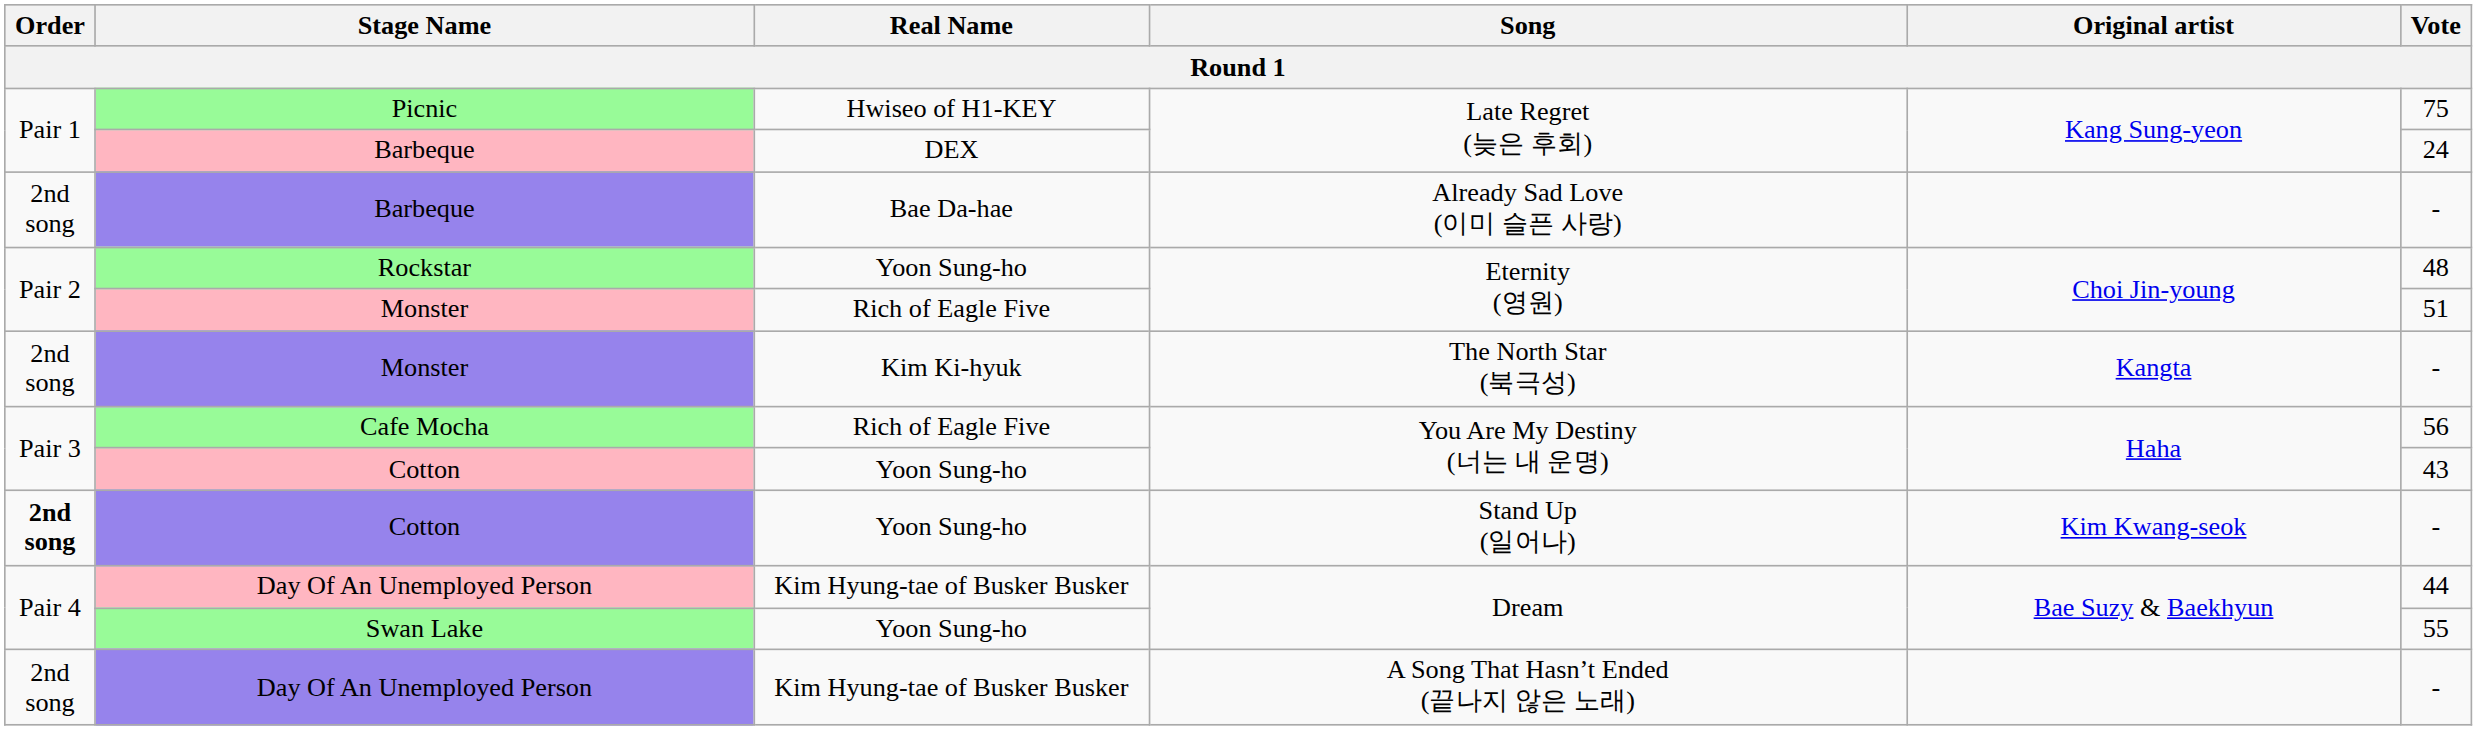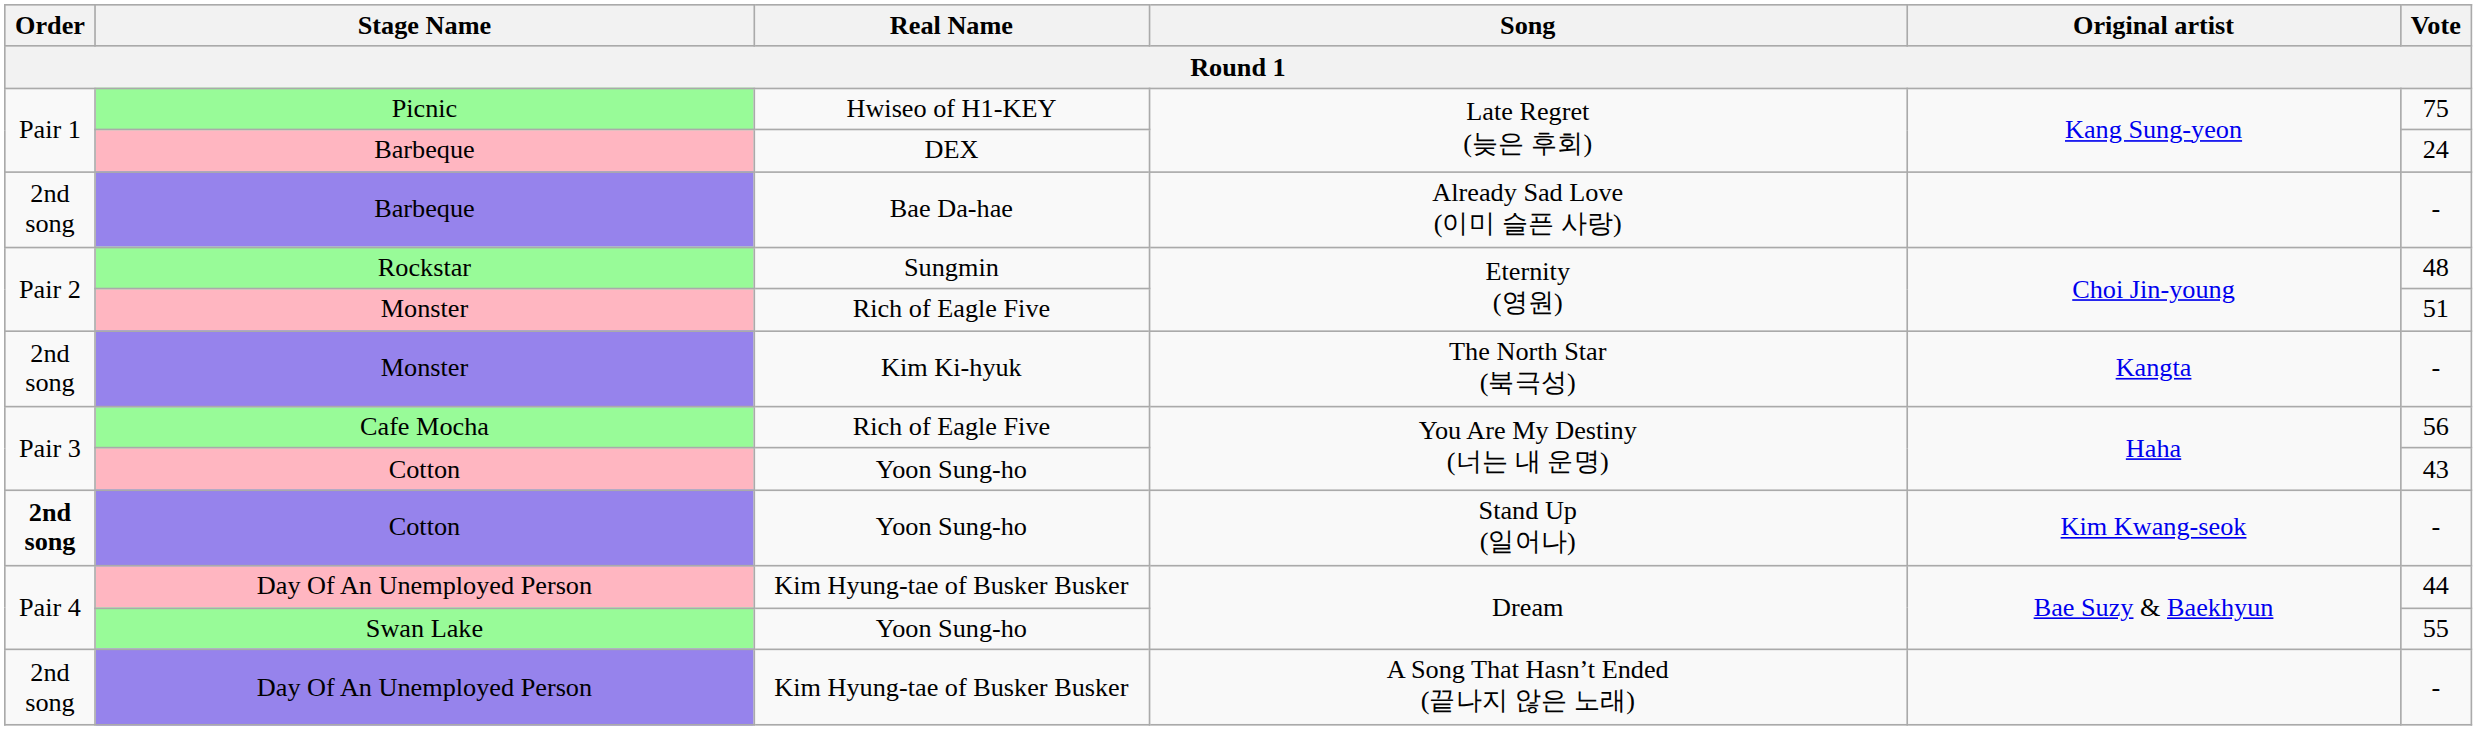(951, 267) Yoon Sung-ho -> (951, 267) Sungmin
